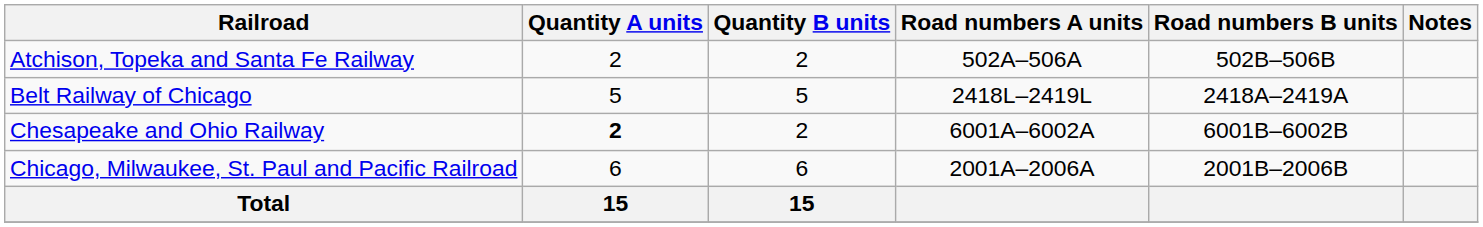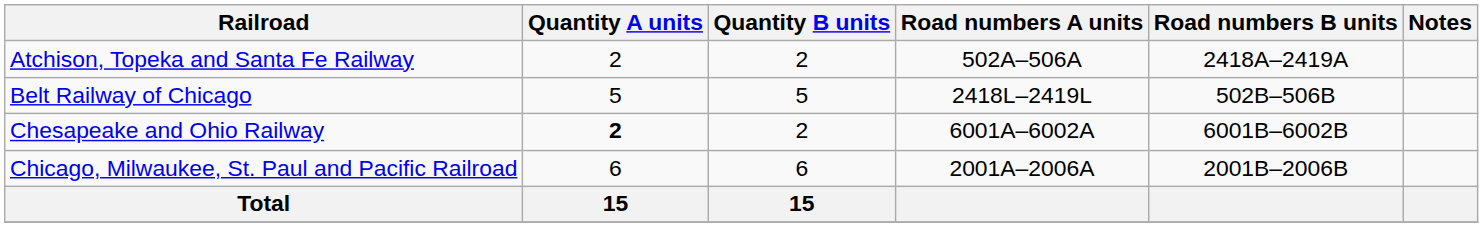(1276, 58) 502B–506B -> (1276, 58) 2418A–2419A
(1276, 95) 2418A–2419A -> (1276, 95) 502B–506B
